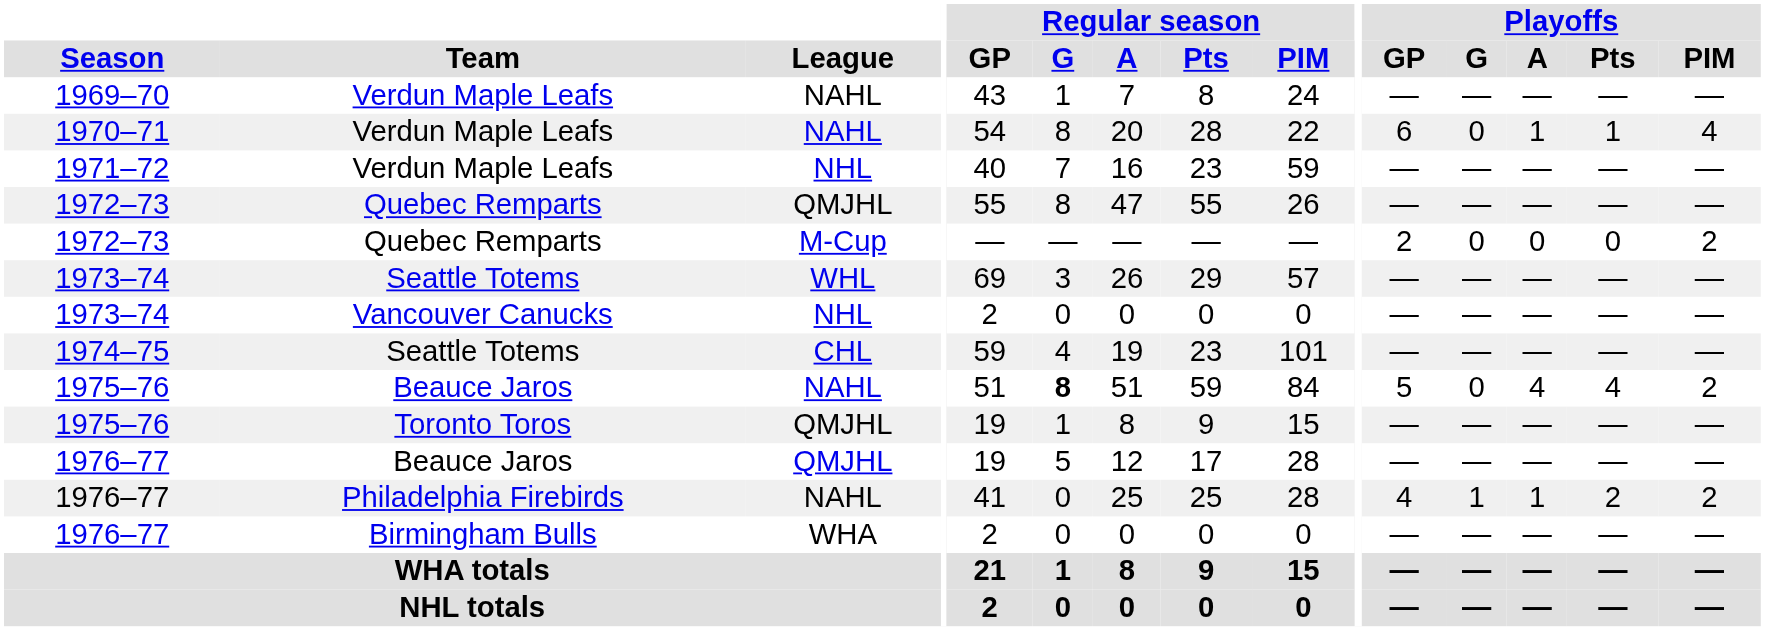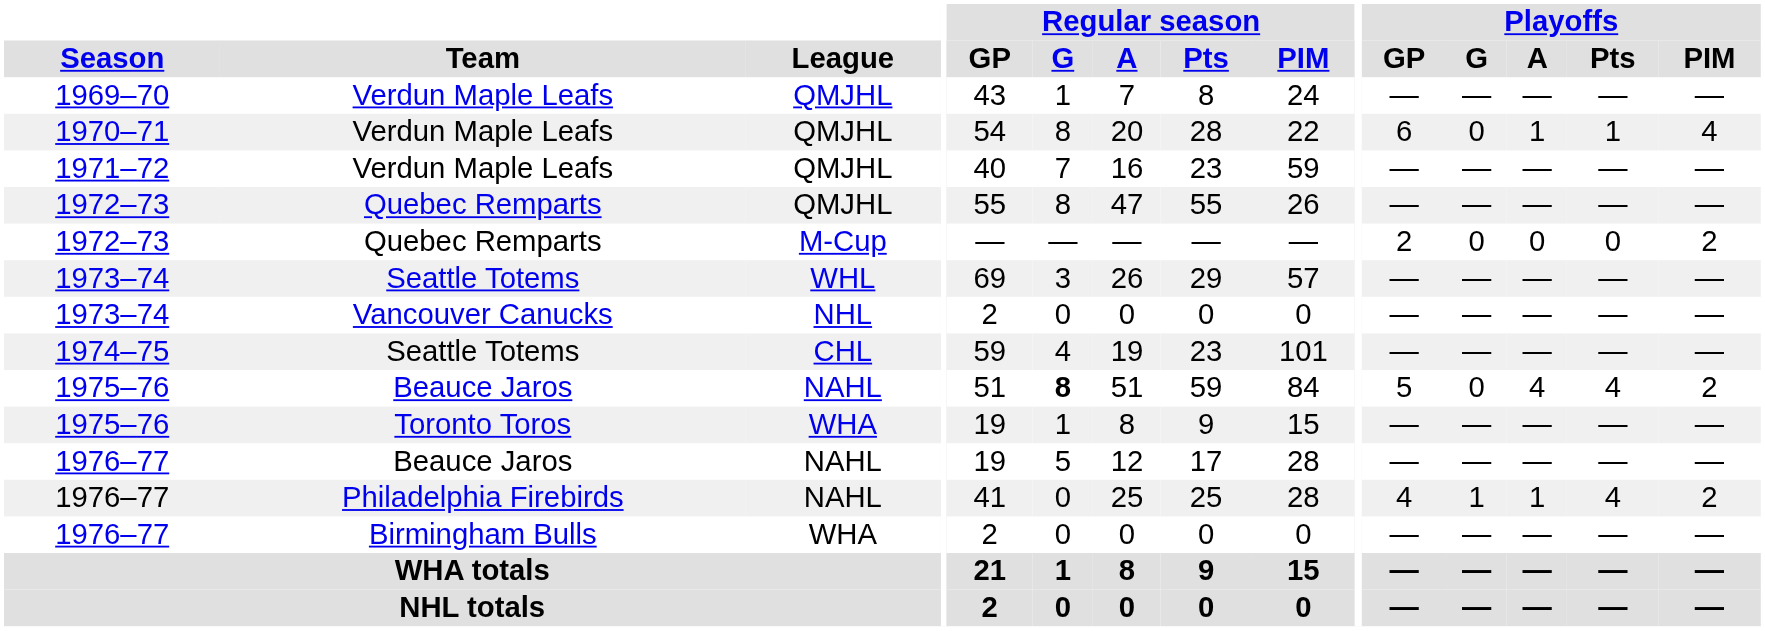(843, 95) NAHL -> (843, 95) QMJHL
(843, 131) NAHL -> (843, 131) QMJHL
(843, 168) NHL -> (843, 168) QMJHL
(843, 424) QMJHL -> (843, 424) WHA
(843, 461) QMJHL -> (843, 461) NAHL
(1613, 497) 2 -> (1613, 497) 4
